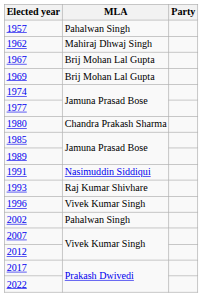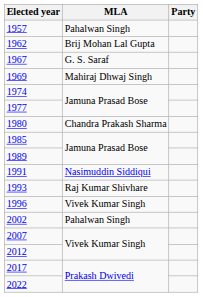(108, 44) Mahiraj Dhwaj Singh -> (110, 44) Brij Mohan Lal Gupta
(110, 60) Brij Mohan Lal Gupta -> (87, 60) G. S. Saraf
(110, 76) Brij Mohan Lal Gupta -> (108, 76) Mahiraj Dhwaj Singh
